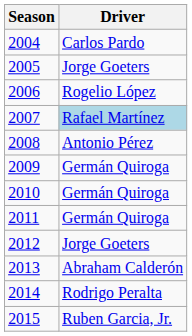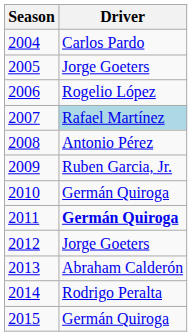(116, 167) Germán Quiroga -> (117, 167) Ruben Garcia, Jr.
(116, 218) normal -> (120, 218) bold
(117, 318) Ruben Garcia, Jr. -> (116, 318) Germán Quiroga
